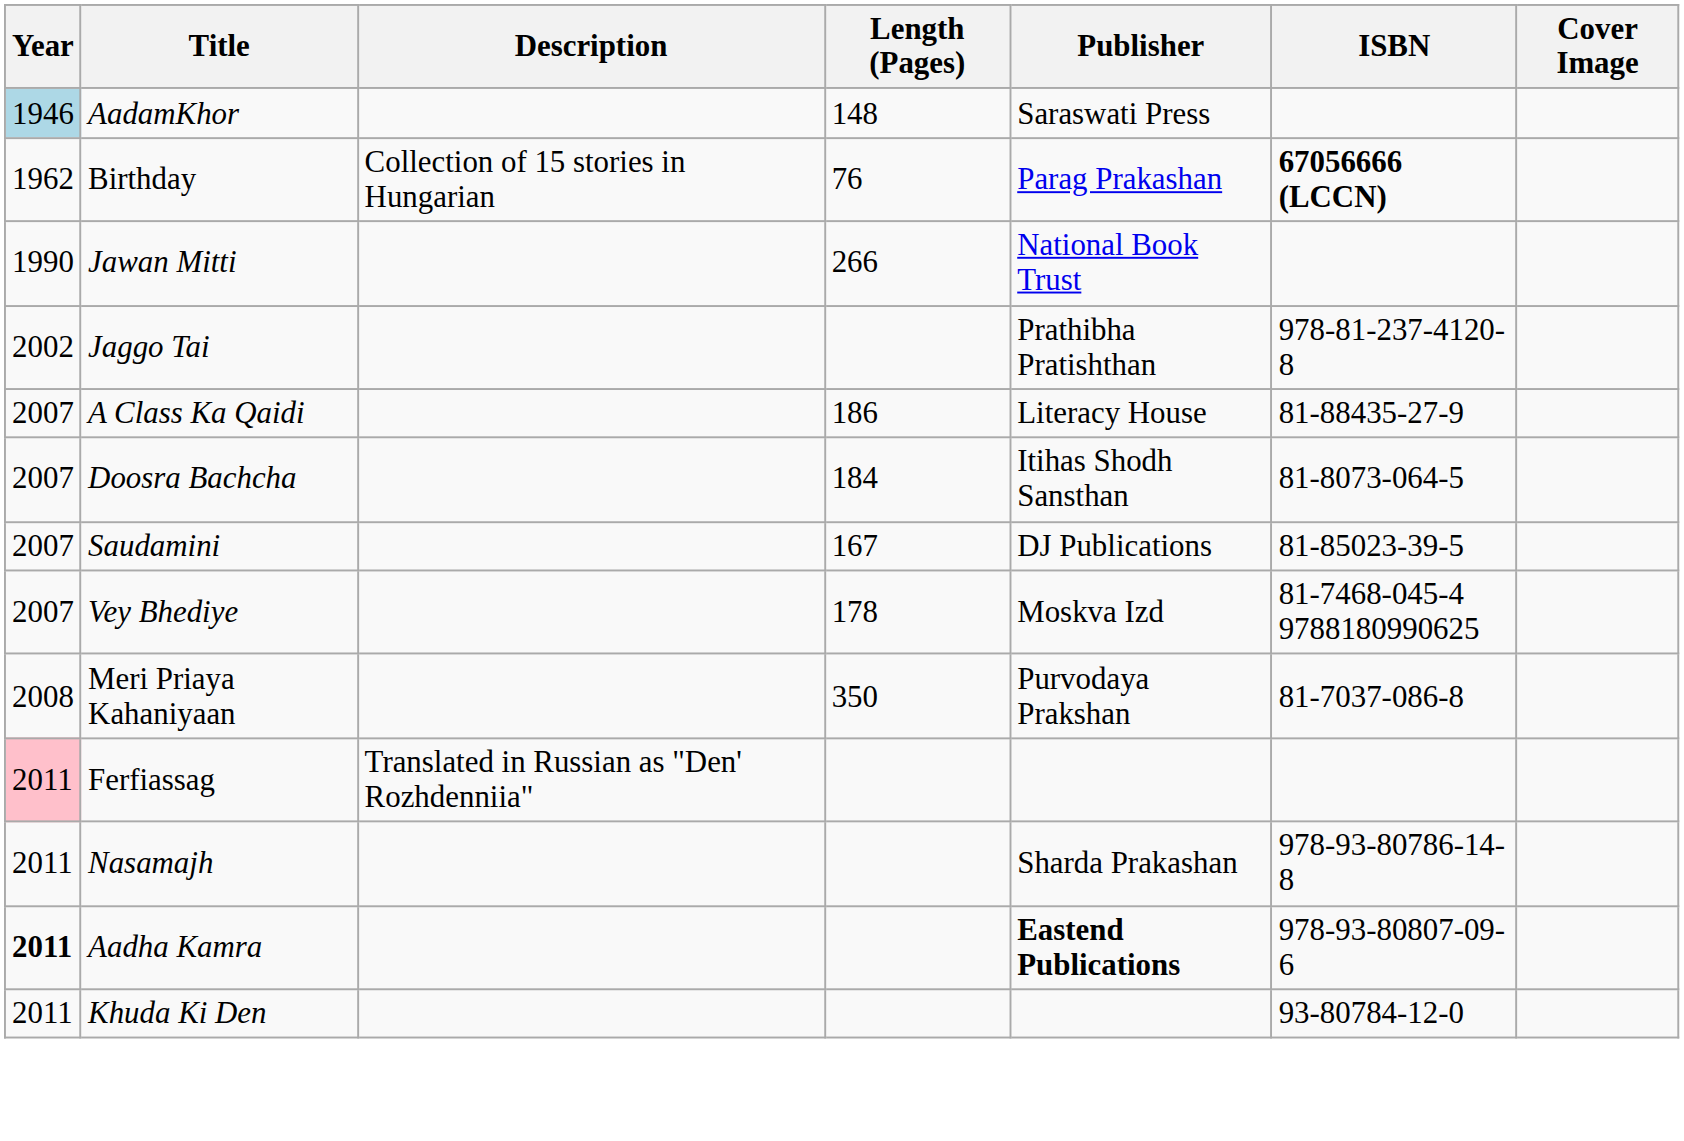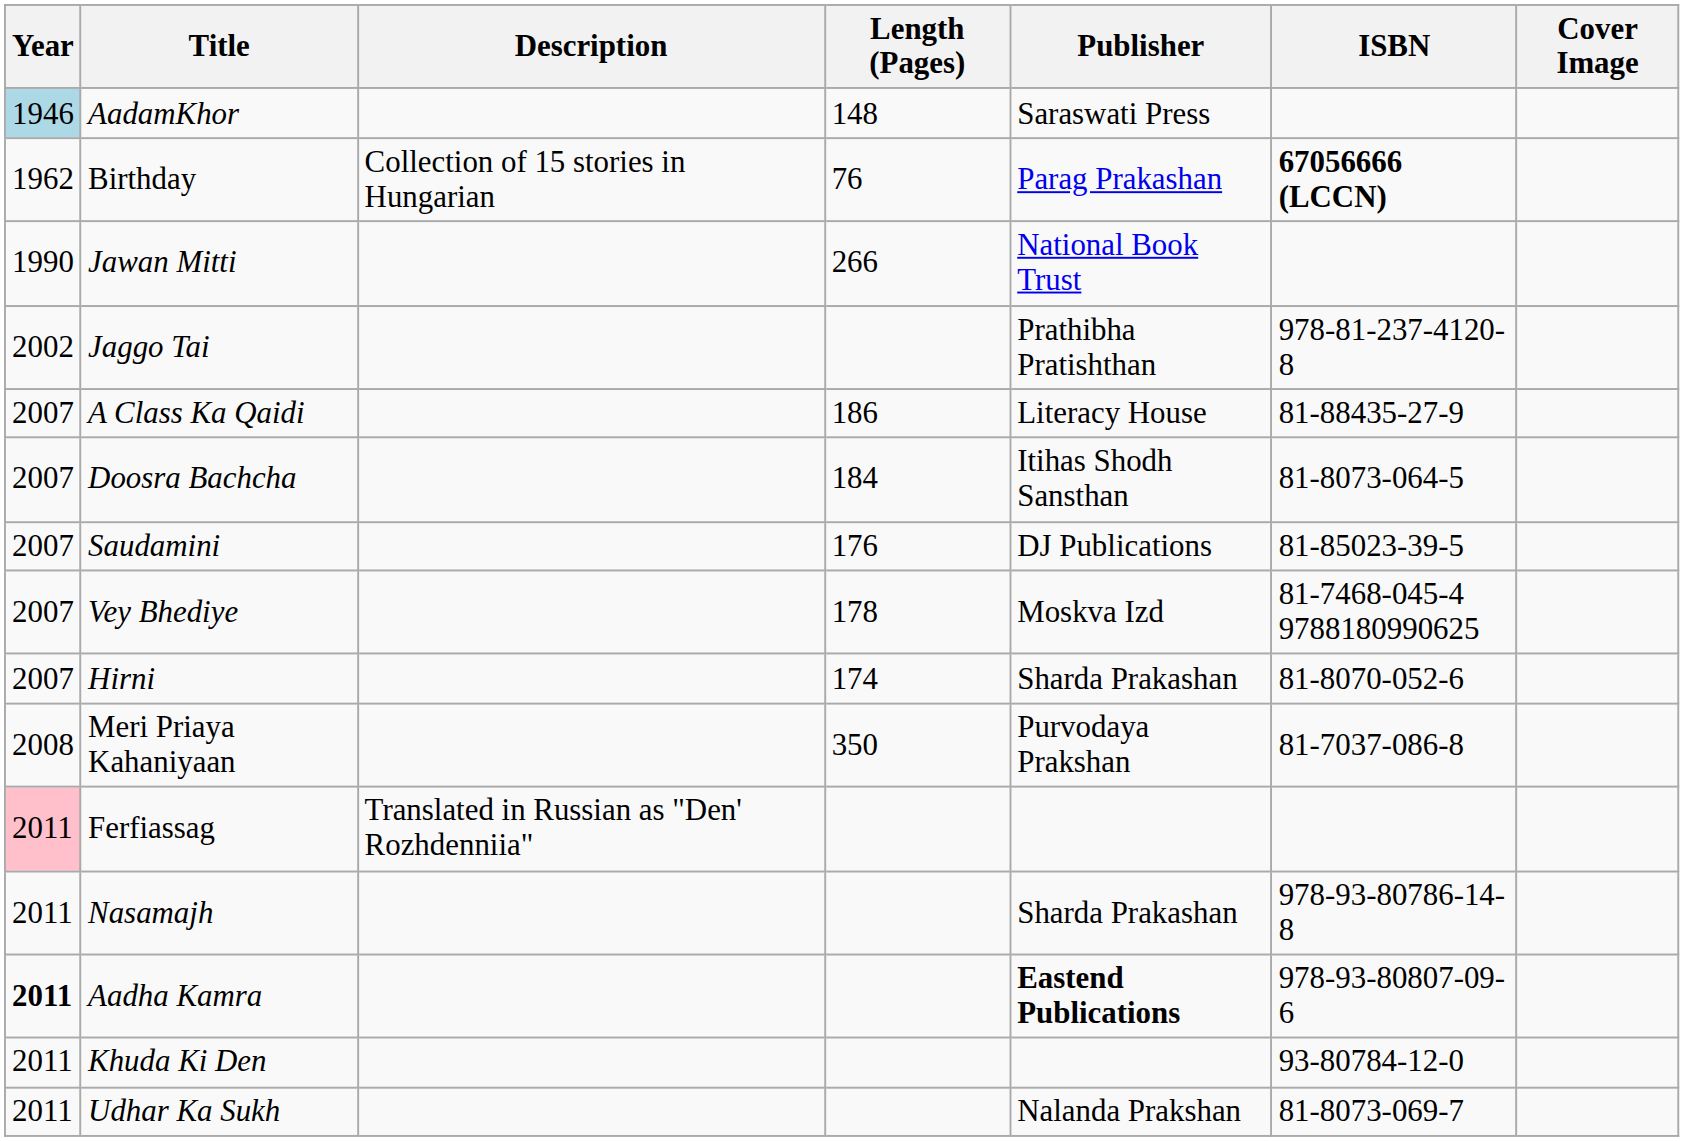(855, 545) 167 -> (855, 545) 176
+ row: (122, 678)
+ row: (184, 1110)
